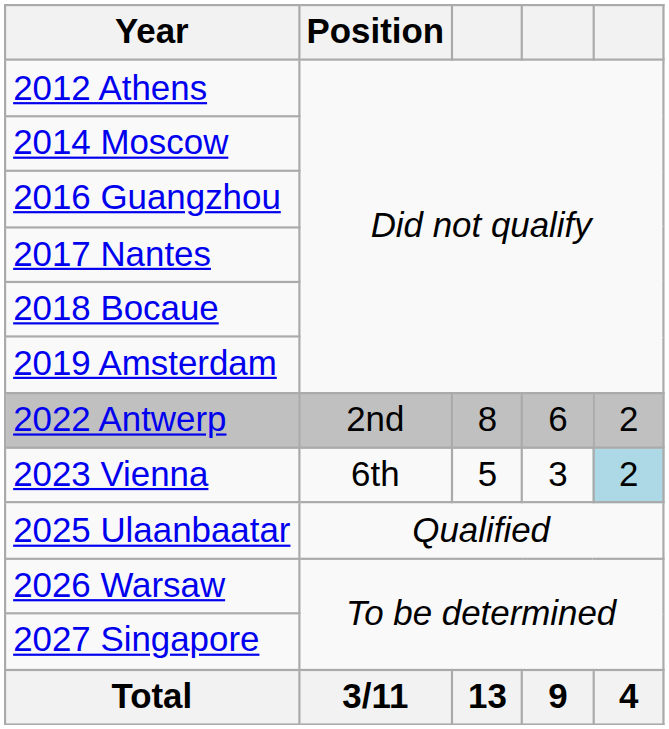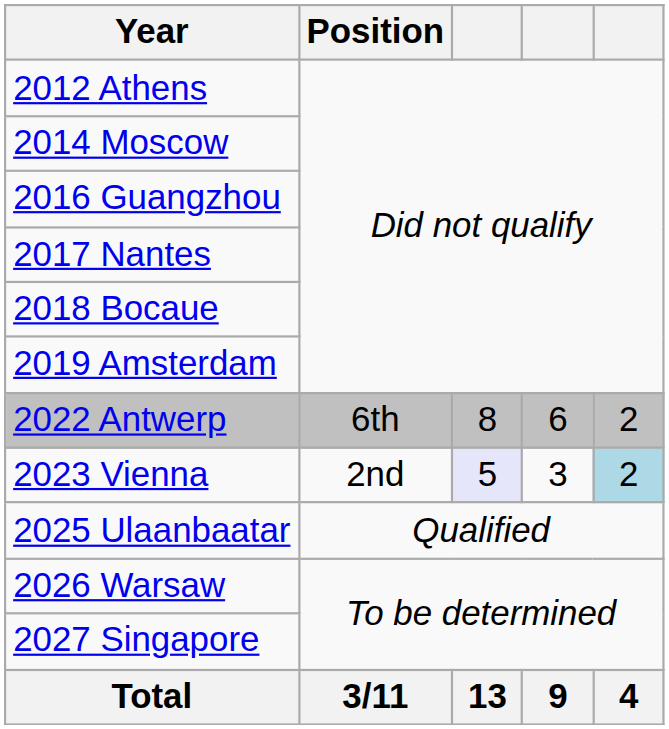(375, 419) 2nd -> (375, 419) 6th
(375, 474) 6th -> (375, 474) 2nd
(487, 474) no background -> (487, 474) lavender background
